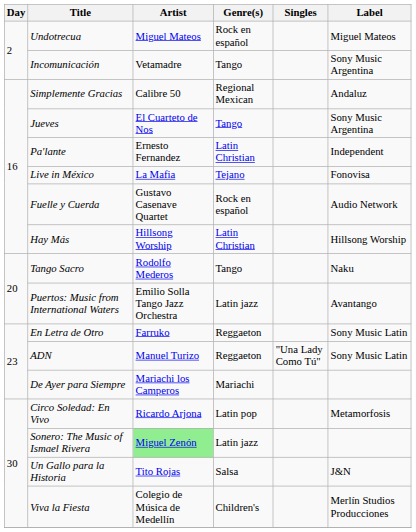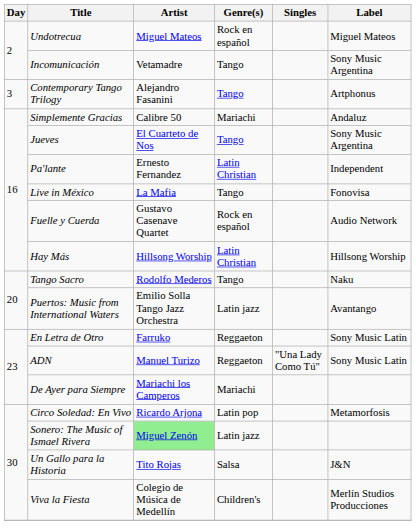+ row: (76, 94)
(235, 94) Regional Mexican -> (236, 117) Mariachi
(230, 175) Tejano -> (230, 192) Tango
